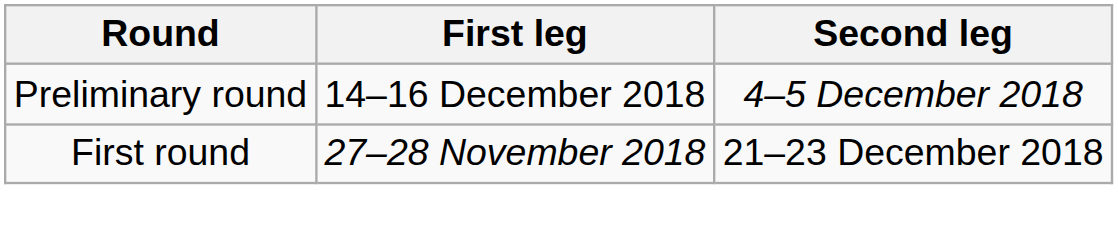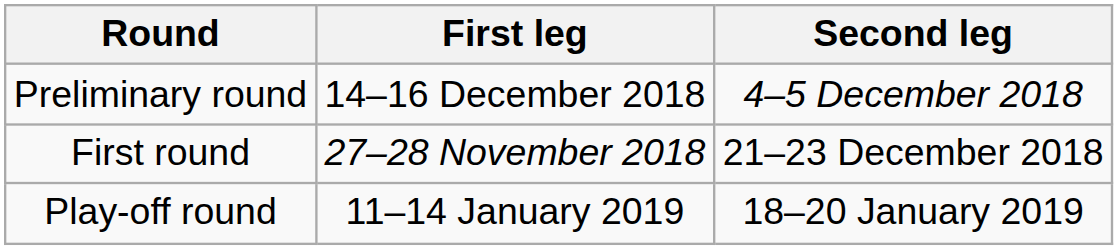+ row: (161, 212)
